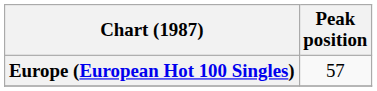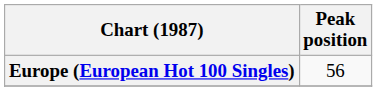(335, 70) 57 -> (335, 70) 56
